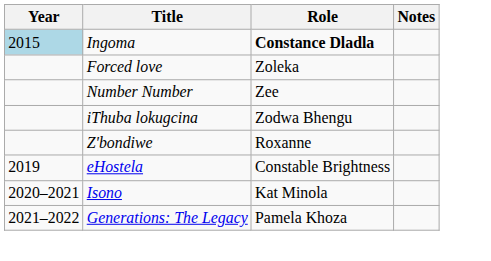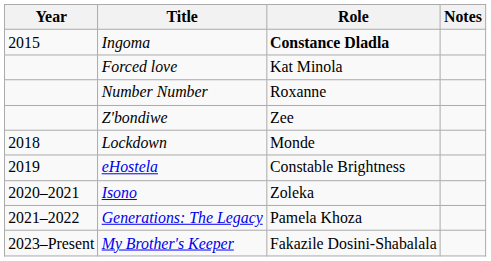(24, 42) lightblue background -> (24, 42) no background
(277, 67) Zoleka -> (306, 67) Kat Minola
(267, 92) Zee -> (298, 92) Roxanne
- row: (142, 117)
(283, 142) Roxanne -> (282, 117) Zee
+ row: (134, 142)
(291, 192) Kat Minola -> (292, 192) Zoleka
+ row: (168, 243)
